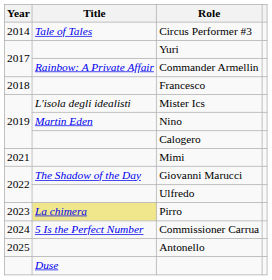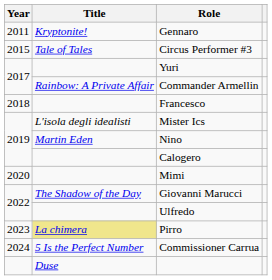+ row: (179, 31)
(18, 31) 2014 -> (18, 49) 2015
(18, 157) 2021 -> (18, 175) 2020
- row: (182, 247)
